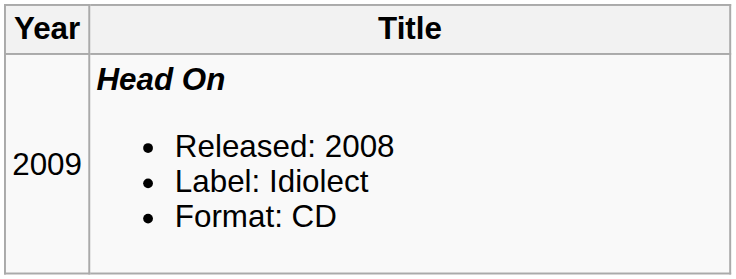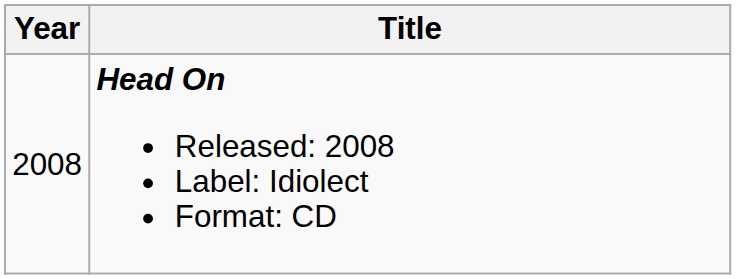(47, 163) 2009 -> (47, 163) 2008
